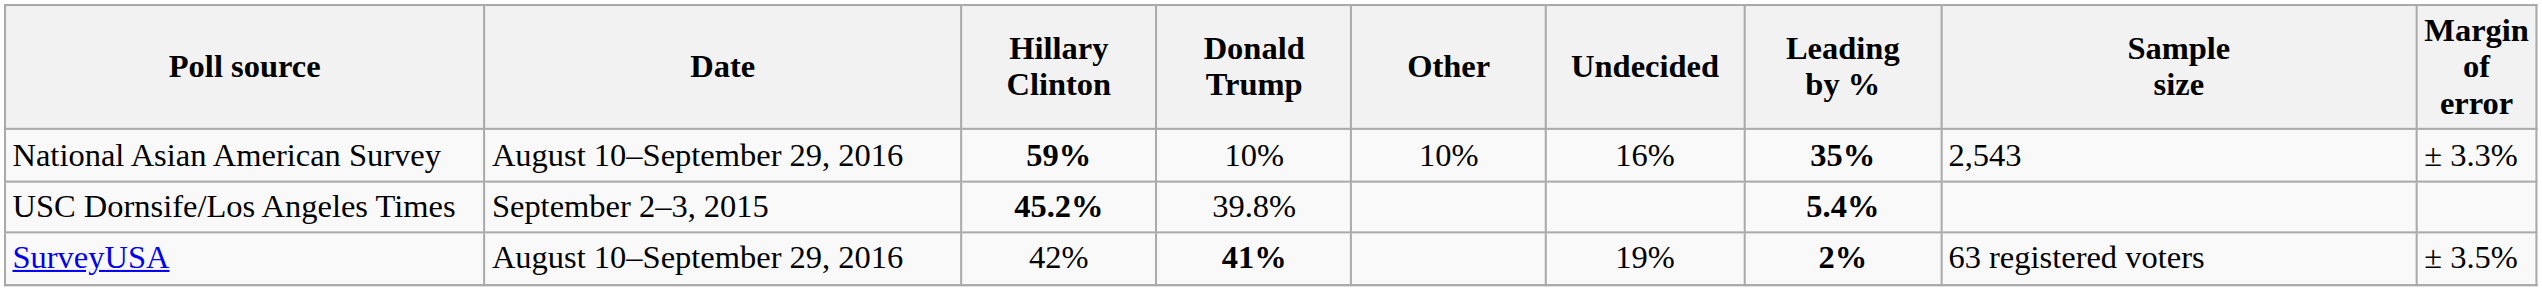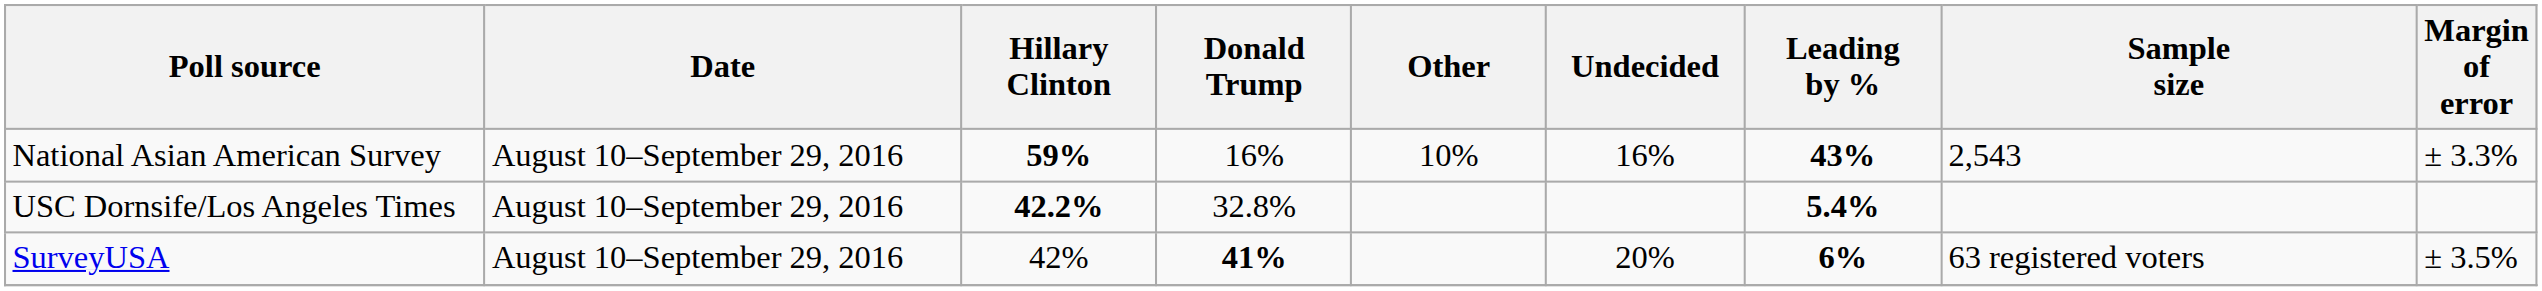(1254, 154) 10% -> (1254, 154) 16%
(1843, 154) 35% -> (1843, 154) 43%
(630, 206) September 2–3, 2015 -> (698, 206) August 10–September 29, 2016
(1059, 206) 45.2% -> (1059, 206) 42.2%
(1254, 206) 39.8% -> (1254, 206) 32.8%
(1645, 257) 19% -> (1645, 257) 20%
(1843, 257) 2% -> (1843, 257) 6%
